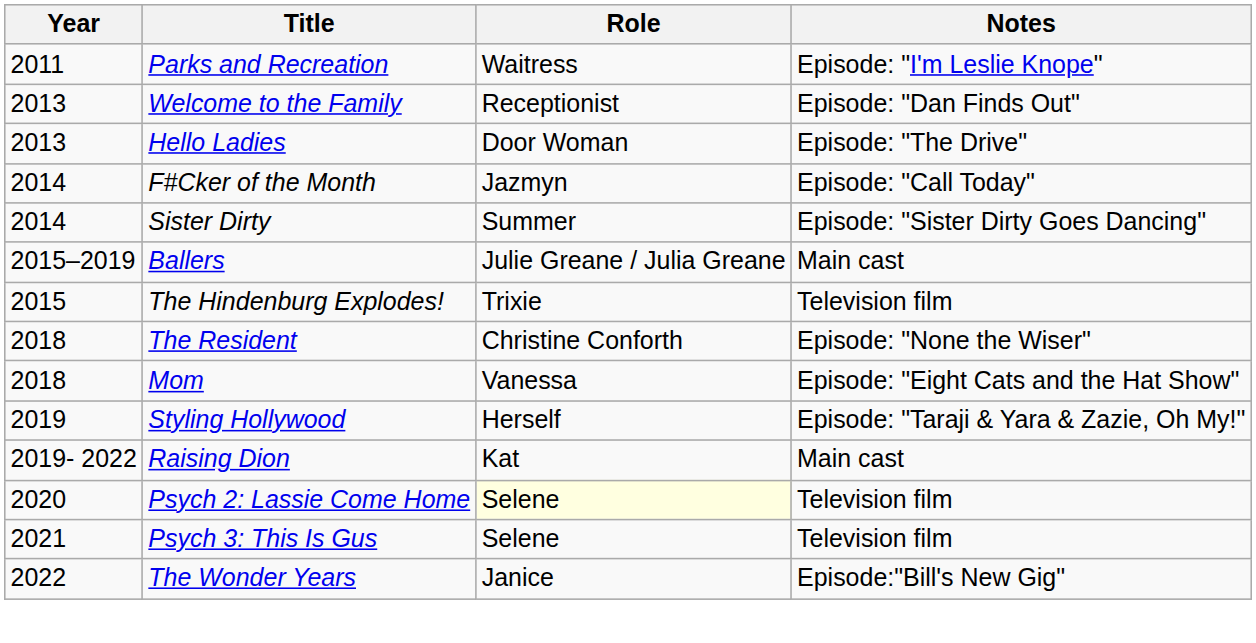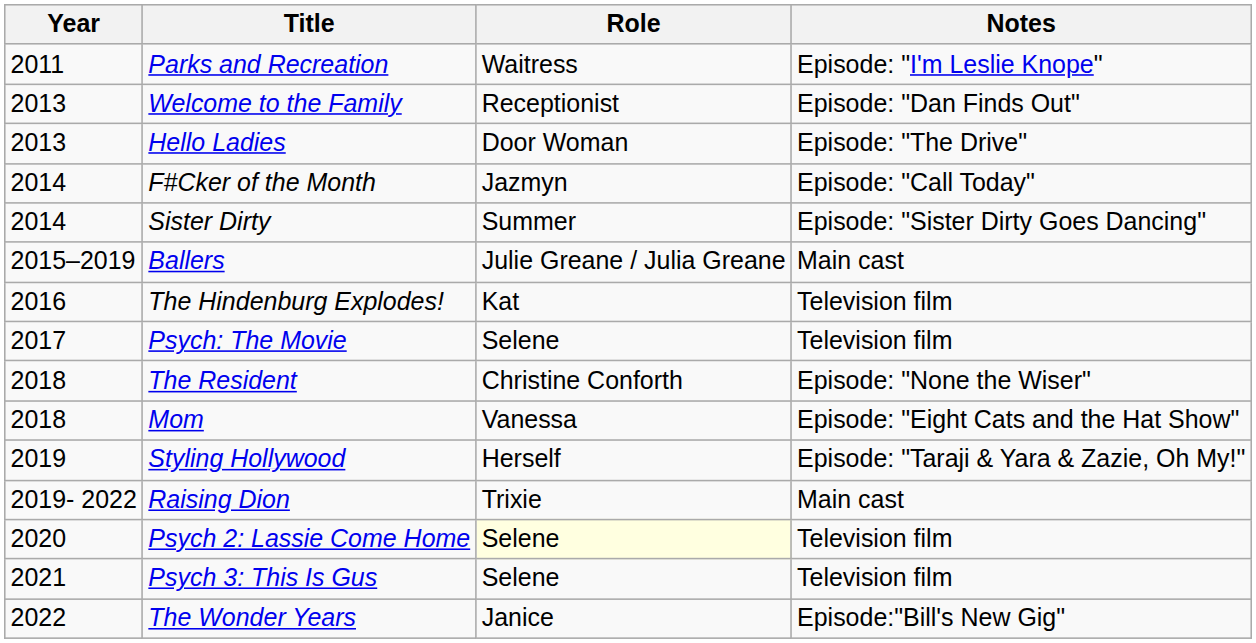(38, 301) 2015 -> (38, 301) 2016
(512, 301) Trixie -> (500, 301) Kat
+ row: (248, 340)
(500, 459) Kat -> (512, 499) Trixie
